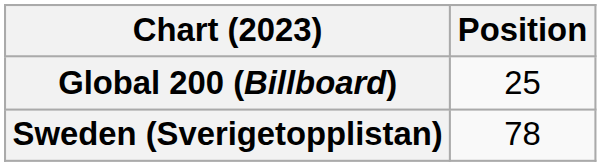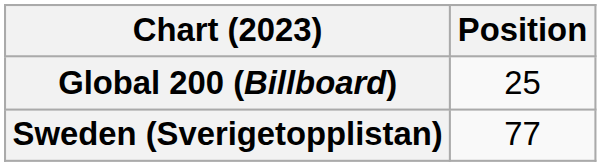(523, 134) 78 -> (523, 134) 77
